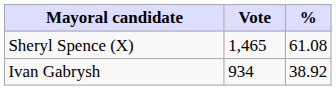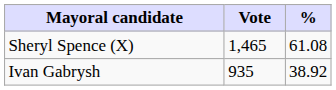(241, 71) 934 -> (241, 71) 935
